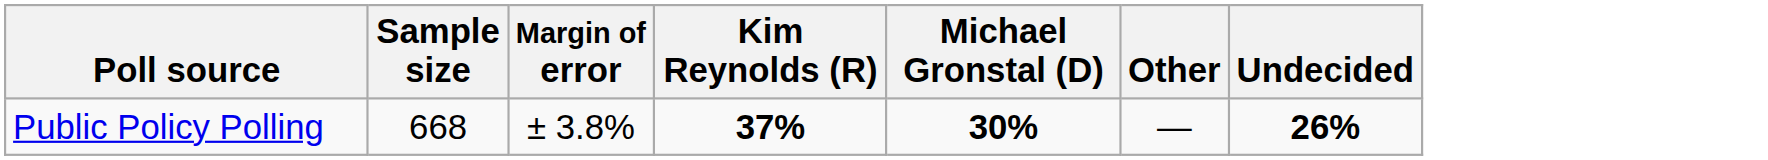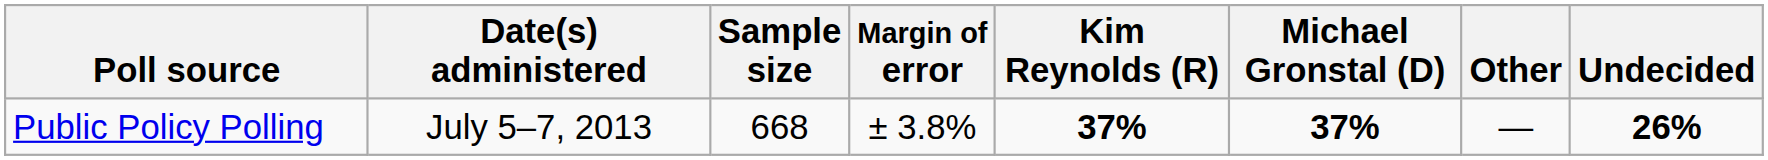+ column: (539, 51)
(1003, 126) 30% -> (1345, 126) 37%
